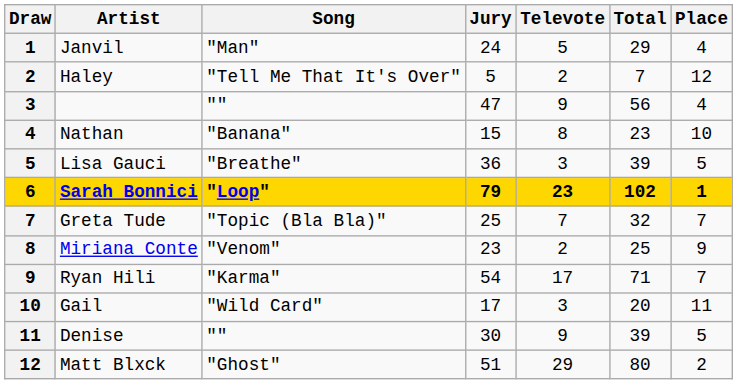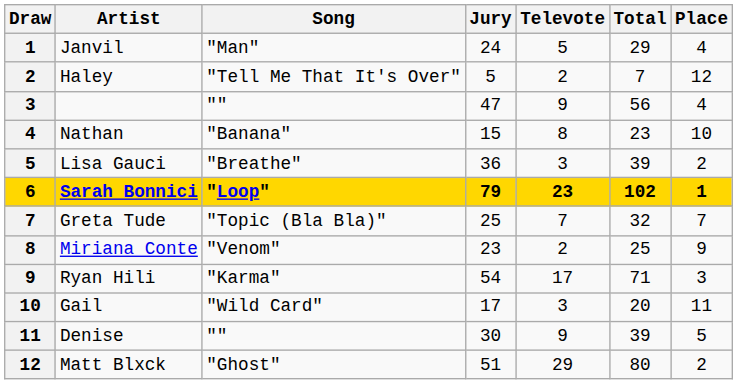(701, 163) 5 -> (701, 163) 2
(701, 278) 7 -> (701, 278) 3
